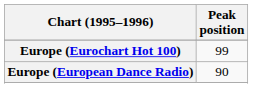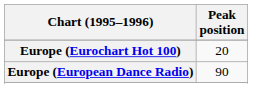(222, 51) 99 -> (222, 51) 20
